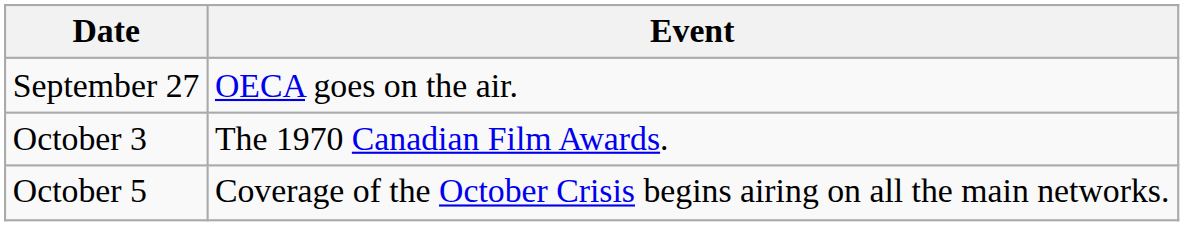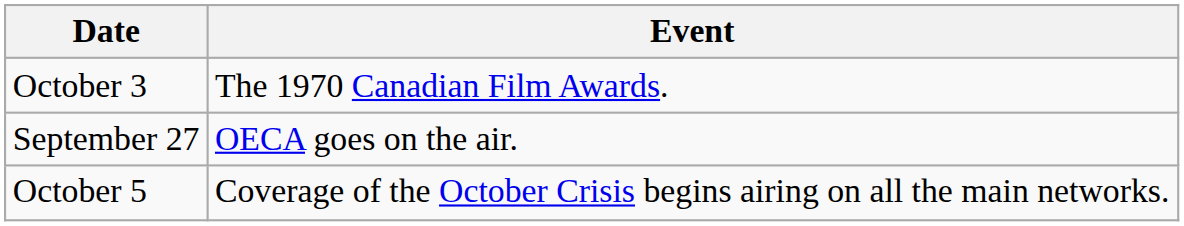rows swapped: (106, 84) <-> (80, 138)
